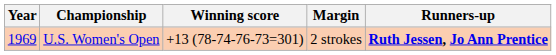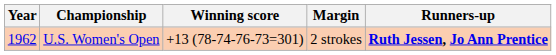(22, 38) 1969 -> (22, 38) 1962
